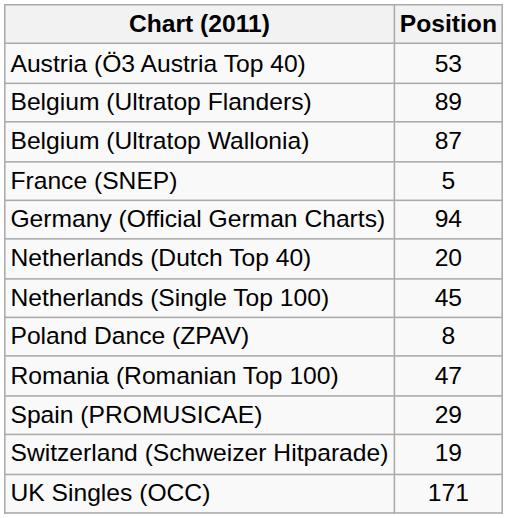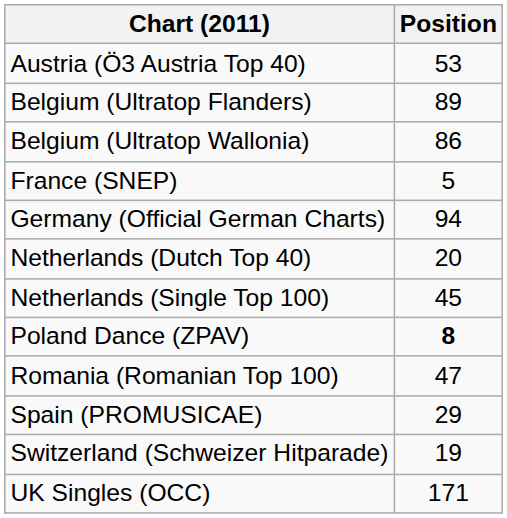(448, 141) 87 -> (448, 141) 86
(448, 336) normal -> (448, 336) bold
